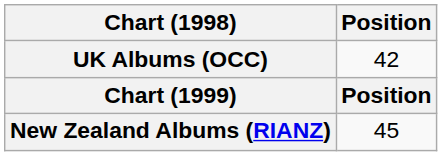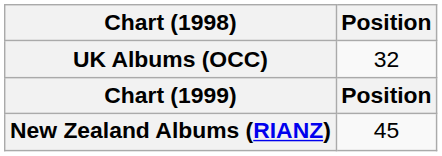(386, 58) 42 -> (386, 58) 32
